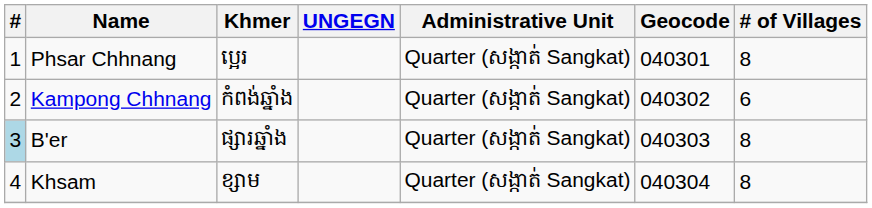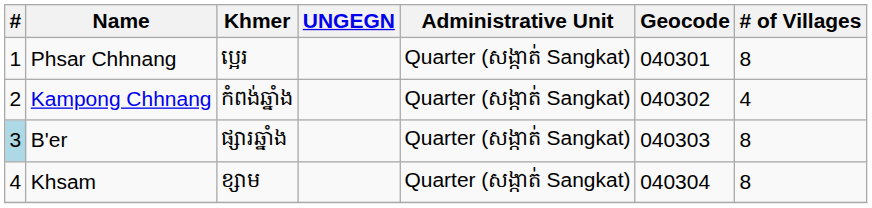(745, 99) 6 -> (745, 99) 4
